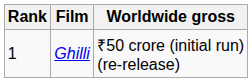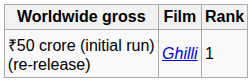columns swapped: (27, 17) <-> (171, 17)
